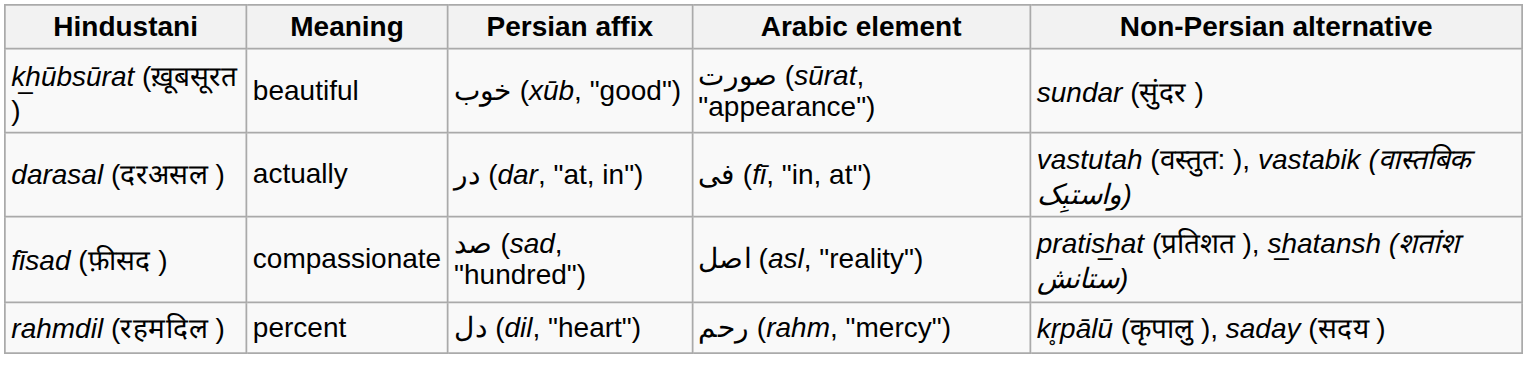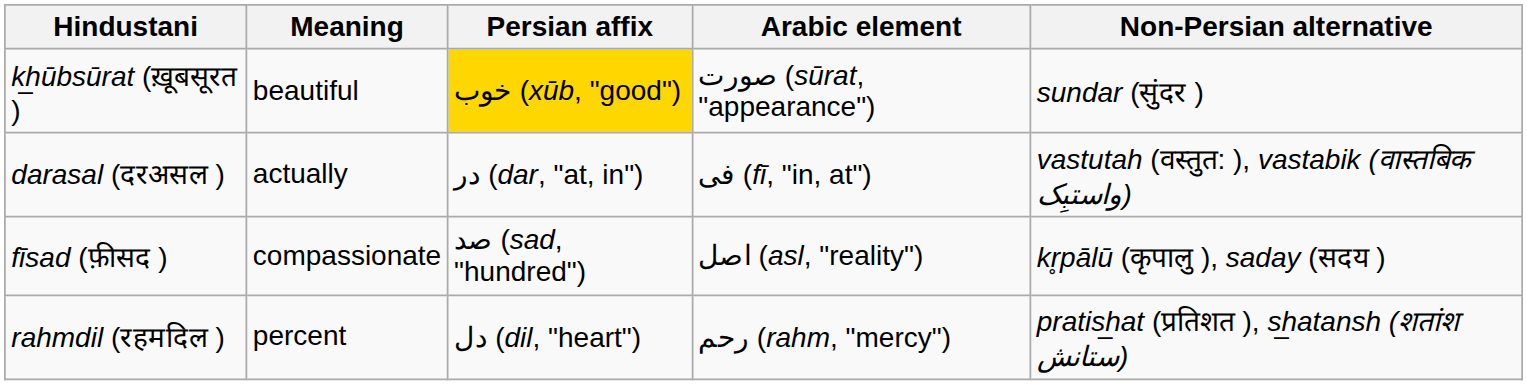(568, 91) no background -> (568, 91) gold background
(1248, 261) pratis͟hat (प्रतिशत ), s͟hatansh (शतांश ستانش) -> (1211, 257) kr̥pālū (कृपालु ), saday (सदय )
(1211, 328) kr̥pālū (कृपालु ), saday (सदय ) -> (1248, 339) pratis͟hat (प्रतिशत ), s͟hatansh (शतांश ستانش)
